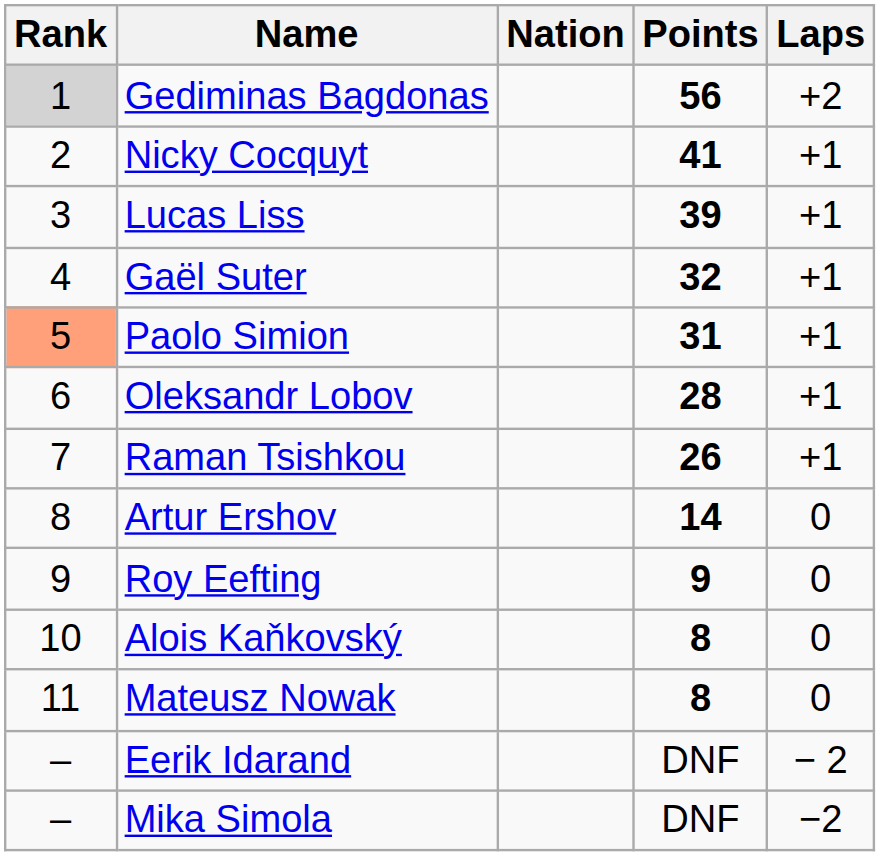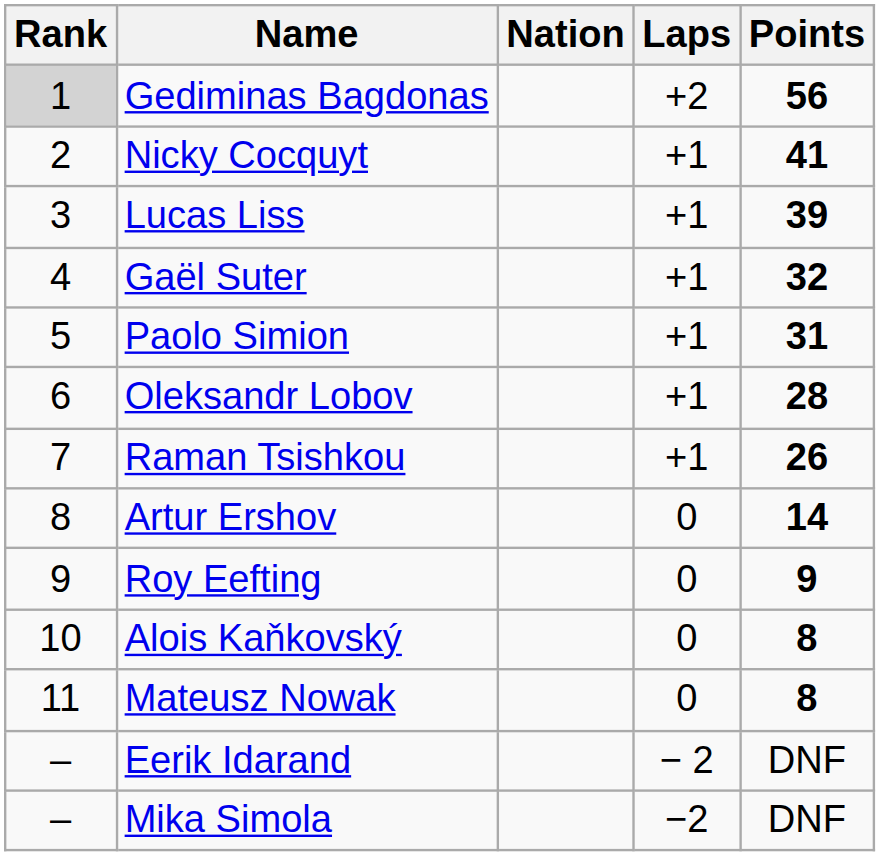columns swapped: (821, 34) <-> (701, 34)
(61, 336) lightsalmon background -> (61, 336) no background
